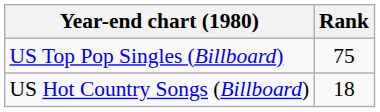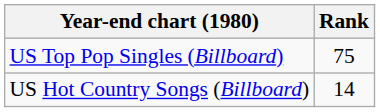(344, 89) 18 -> (344, 89) 14
